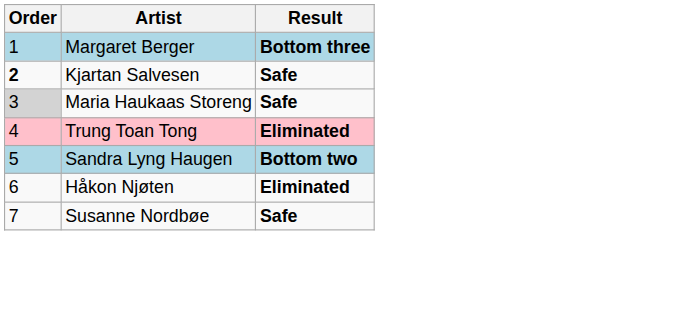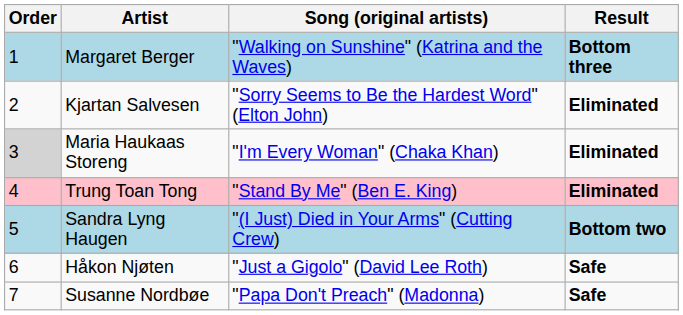+ column: (396, 18)
(14, 74) bold -> (14, 104) normal
(279, 74) Safe -> (614, 104) Eliminated
(279, 103) Safe -> (614, 153) Eliminated
(305, 187) Eliminated -> (588, 267) Safe
